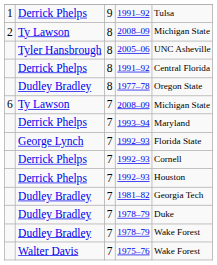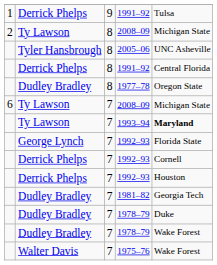(52, 123) Derrick Phelps -> (44, 123) Ty Lawson
(172, 123) normal -> (174, 123) bold
